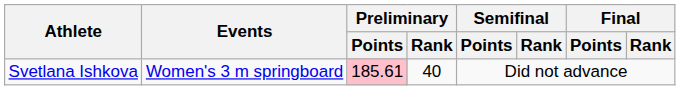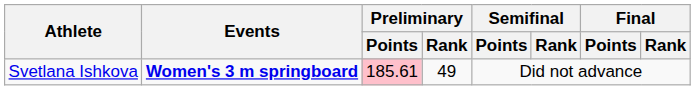(245, 72) normal -> (252, 72) bold
(432, 72) 40 -> (447, 72) 49
